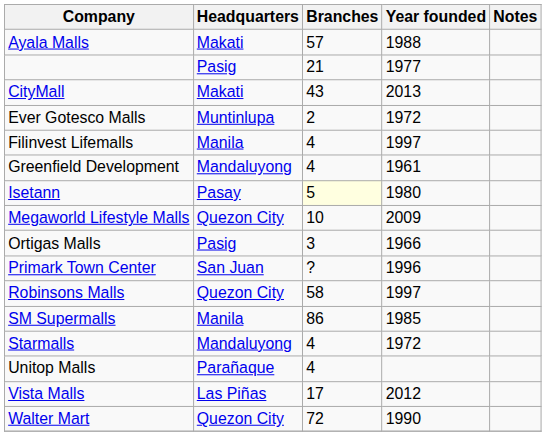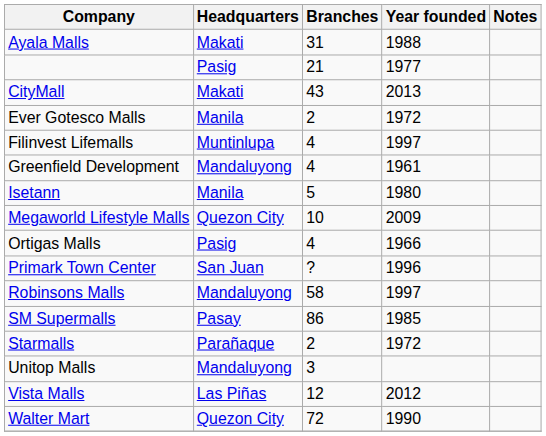(315, 42) 57 -> (315, 42) 31
(236, 117) Muntinlupa -> (220, 117) Manila
(220, 142) Manila -> (236, 142) Muntinlupa
(219, 192) Pasay -> (220, 192) Manila
(311, 192) lightyellow background -> (311, 192) no background
(311, 243) 3 -> (311, 243) 4
(240, 293) Quezon City -> (244, 293) Mandaluyong
(220, 318) Manila -> (219, 318) Pasay
(244, 343) Mandaluyong -> (236, 343) Parañaque
(311, 343) 4 -> (311, 343) 2
(236, 368) Parañaque -> (244, 368) Mandaluyong
(311, 368) 4 -> (311, 368) 3
(315, 393) 17 -> (315, 393) 12
